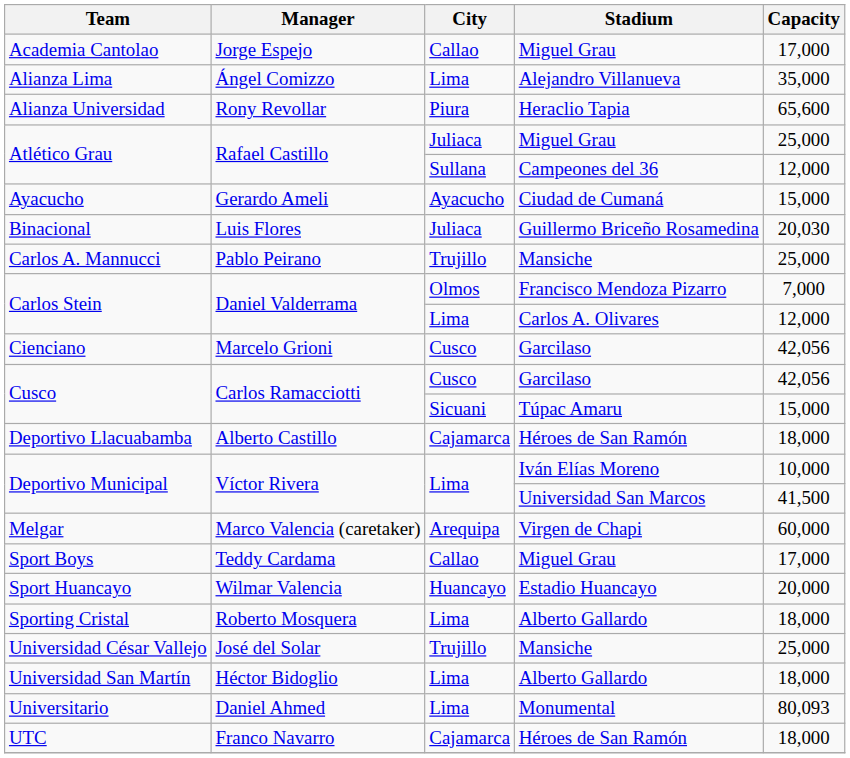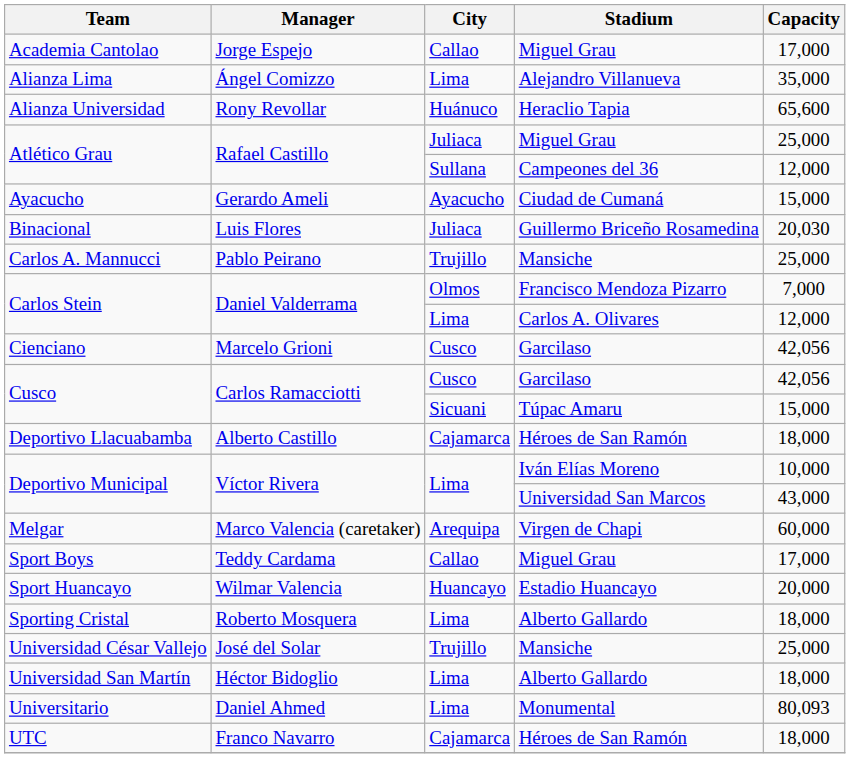(449, 109) Piura -> (463, 109) Huánuco
(804, 498) 41,500 -> (804, 498) 43,000
